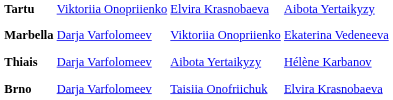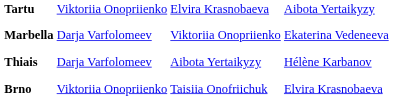(104, 88) Darja Varfolomeev -> (112, 88) Viktoriia Onopriienko
